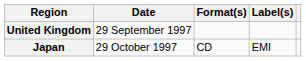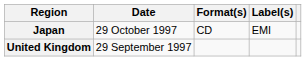rows swapped: (49, 30) <-> (49, 47)
